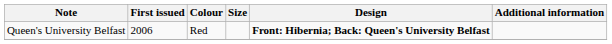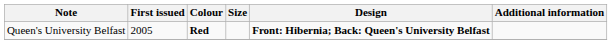(142, 30) 2006 -> (142, 30) 2005
(199, 30) normal -> (199, 30) bold
